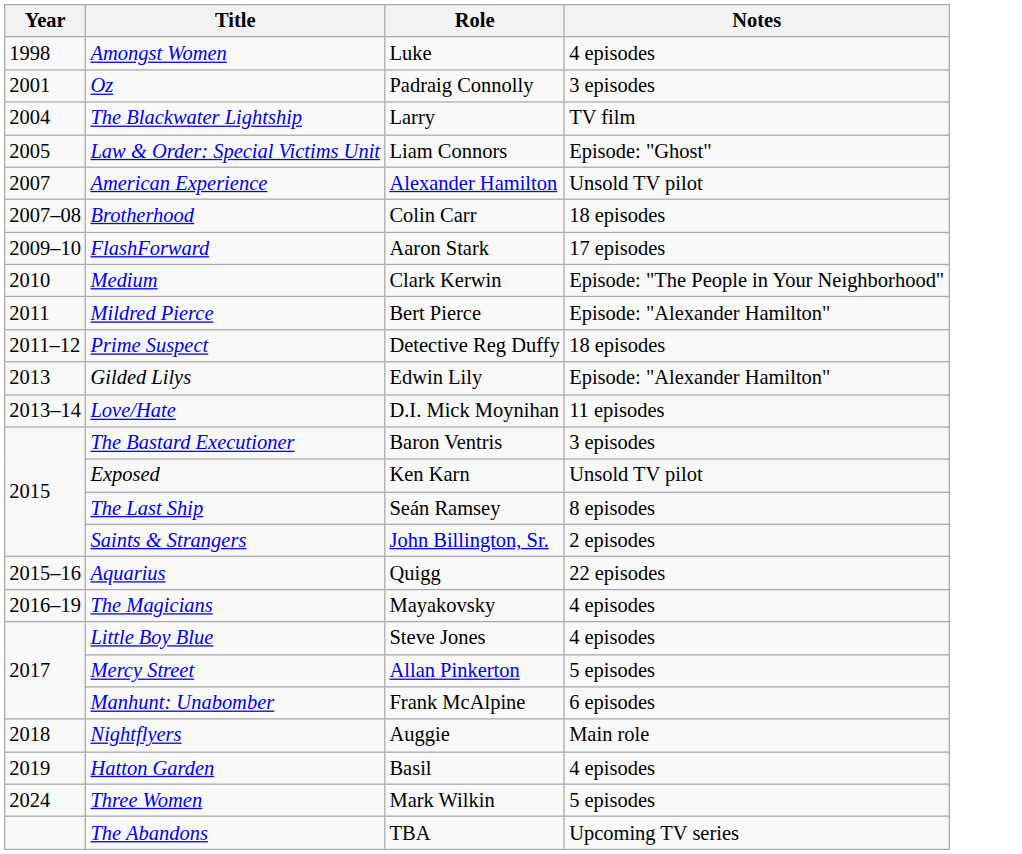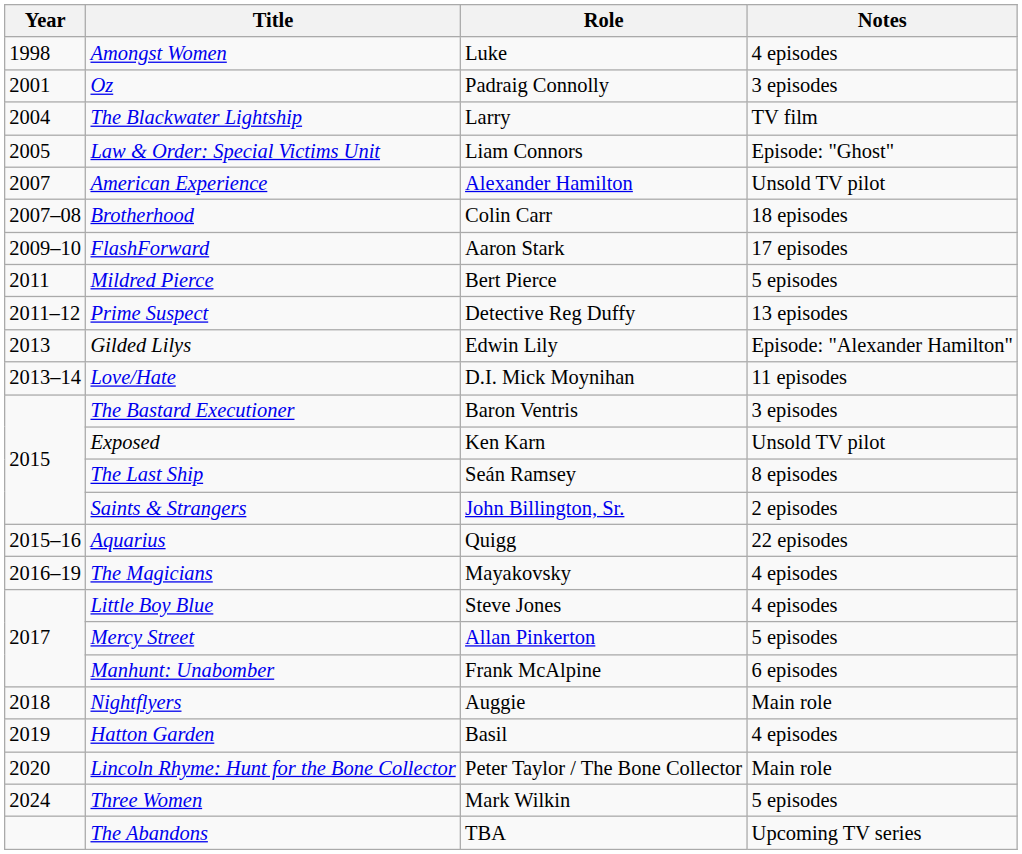- row: (124, 280)
(700, 313) Episode: "Alexander Hamilton" -> (795, 280) 5 episodes
(617, 345) 18 episodes -> (800, 313) 13 episodes
+ row: (273, 767)
